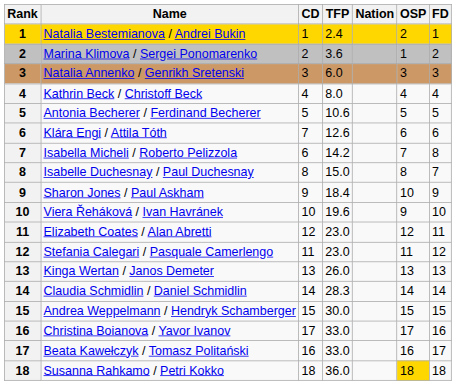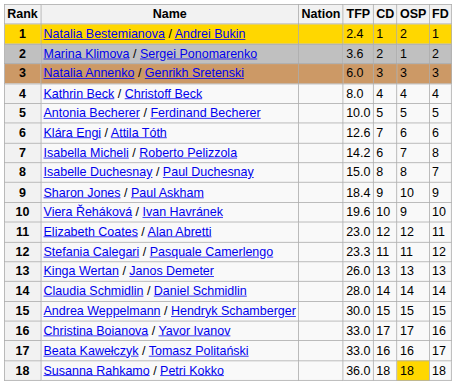columns swapped: (375, 14) <-> (311, 14)
(338, 113) 10.6 -> (358, 113) 10.0
(338, 251) 23.0 -> (358, 251) 23.3
(338, 291) 28.3 -> (358, 291) 28.0
